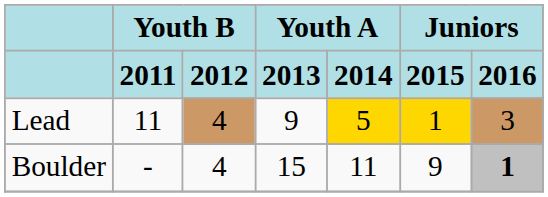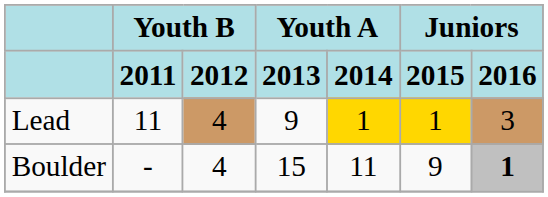(363, 120) 5 -> (363, 120) 1
